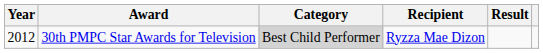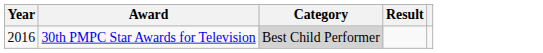- column: (436, 15)
(21, 37) 2012 -> (21, 37) 2016
